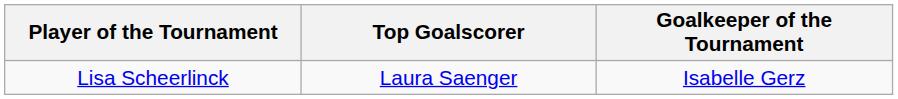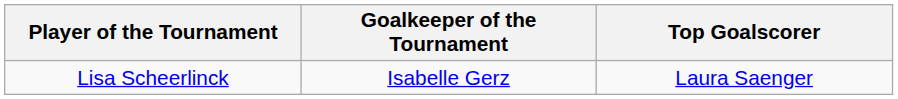columns swapped: (449, 32) <-> (744, 32)
